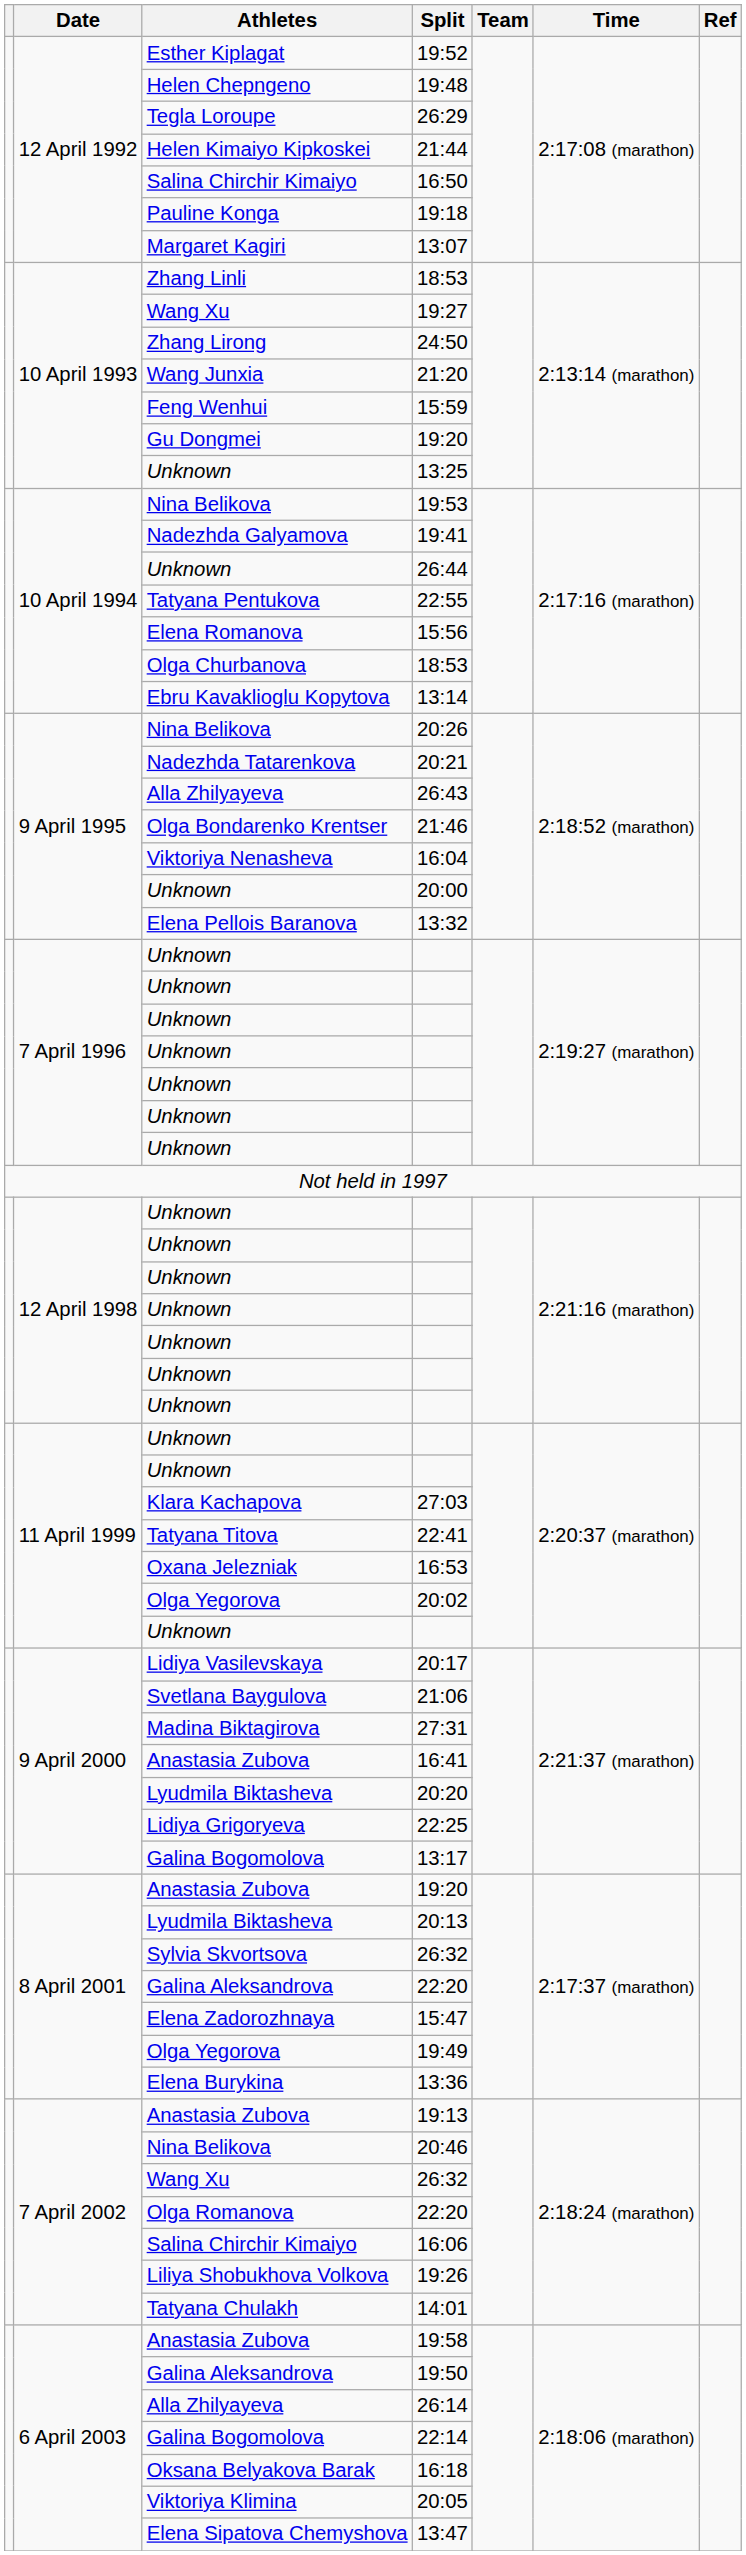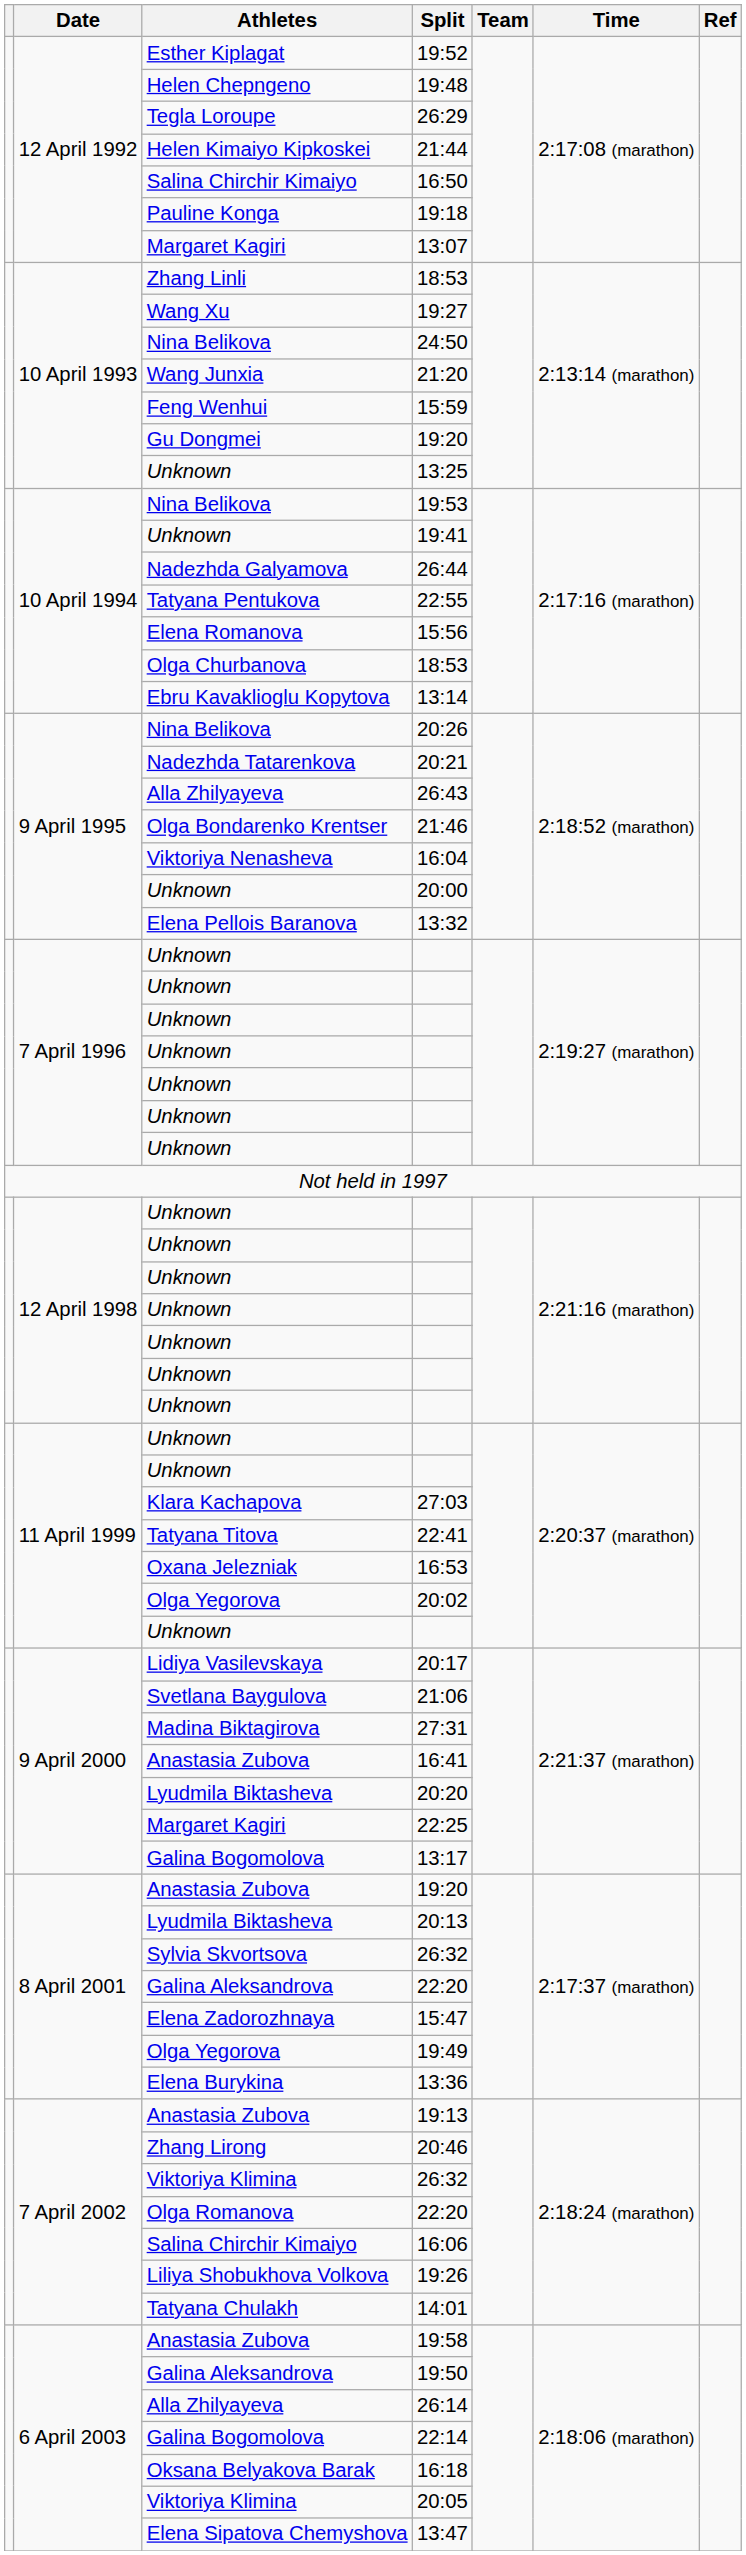(207, 342) Zhang Lirong -> (209, 342) Nina Belikova
(247, 536) Nadezhda Galyamova -> (189, 536) Unknown
(189, 568) Unknown -> (247, 568) Nadezhda Galyamova
(226, 1825) Lidiya Grigoryeva -> (216, 1825) Margaret Kagiri
(209, 2147) Nina Belikova -> (207, 2147) Zhang Lirong
(188, 2179) Wang Xu -> (222, 2179) Viktoriya Klimina
